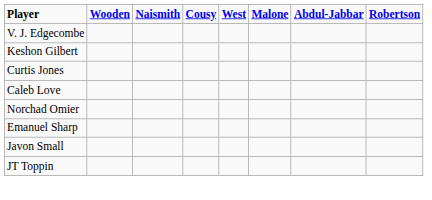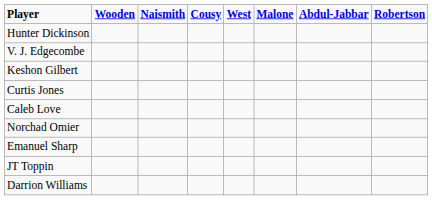+ row: (48, 33)
- row: (35, 147)
+ row: (47, 185)
